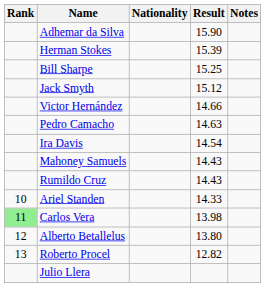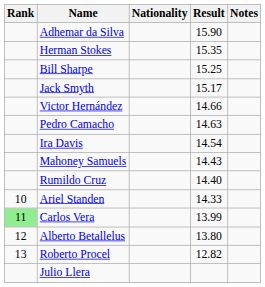(209, 50) 15.39 -> (209, 50) 15.35
(209, 87) 15.12 -> (209, 87) 15.17
(209, 180) 14.43 -> (209, 180) 14.40
(209, 217) 13.98 -> (209, 217) 13.99
